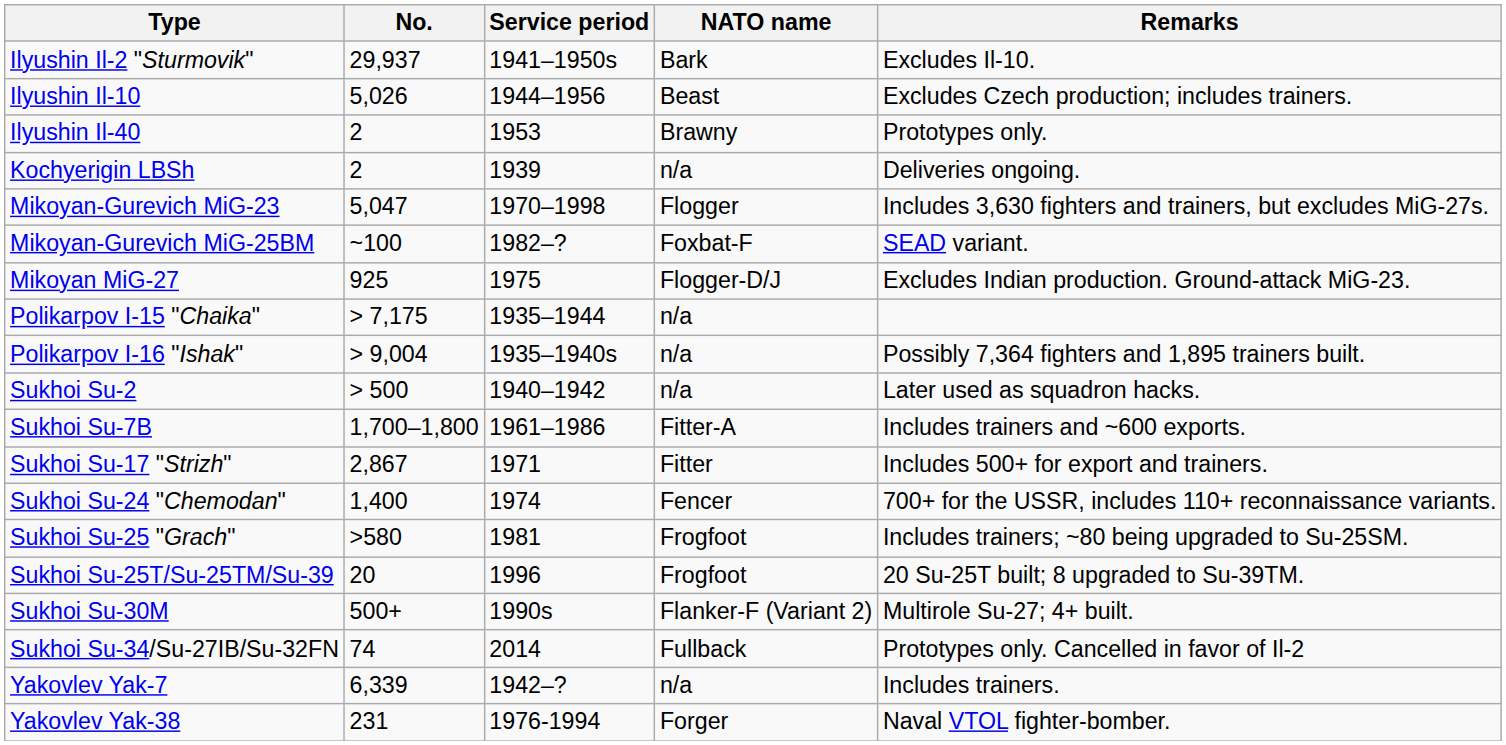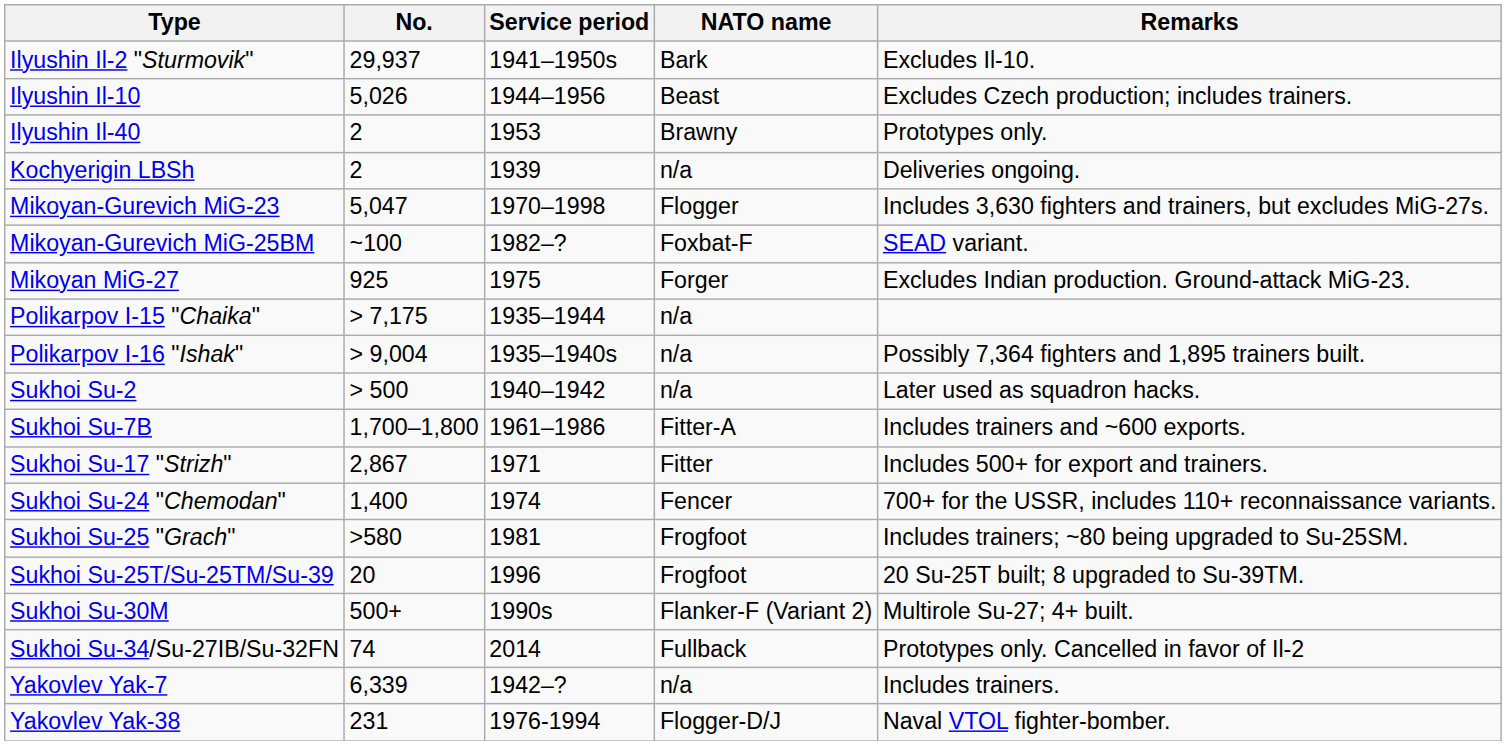(721, 280) Flogger-D/J -> (694, 280) Forger
(694, 721) Forger -> (721, 721) Flogger-D/J
